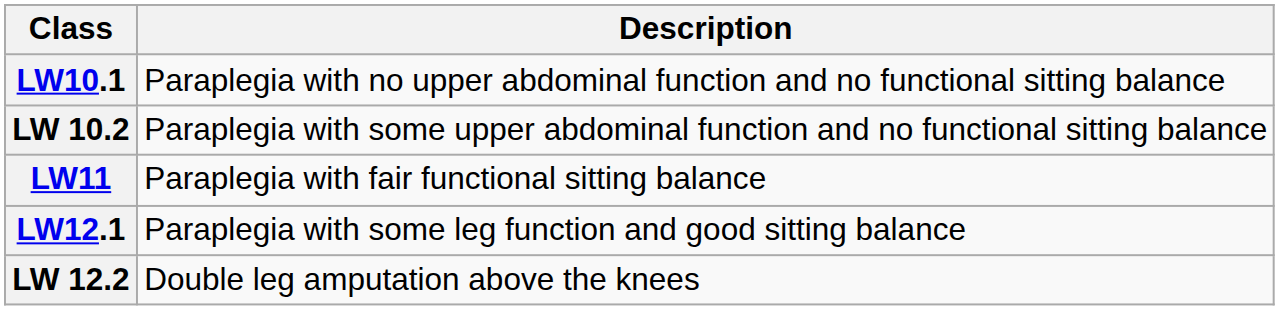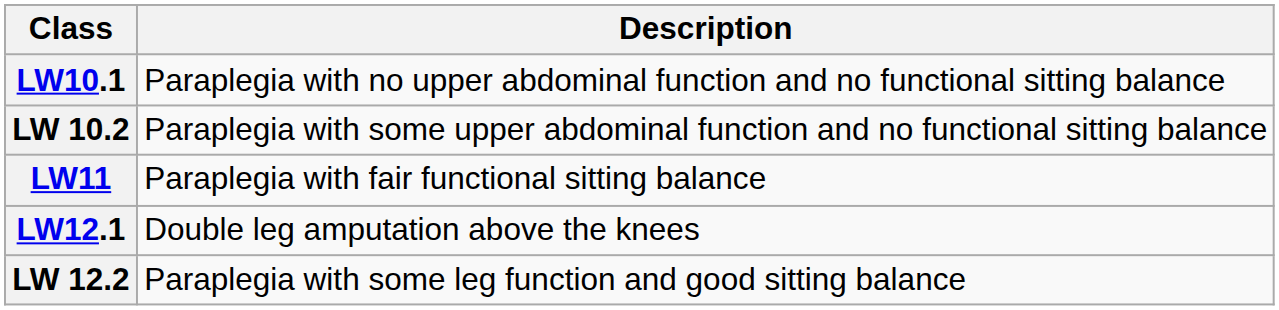(555, 229) Paraplegia with some leg function and good sitting balance -> (422, 229) Double leg amputation above the knees
(422, 279) Double leg amputation above the knees -> (555, 279) Paraplegia with some leg function and good sitting balance
